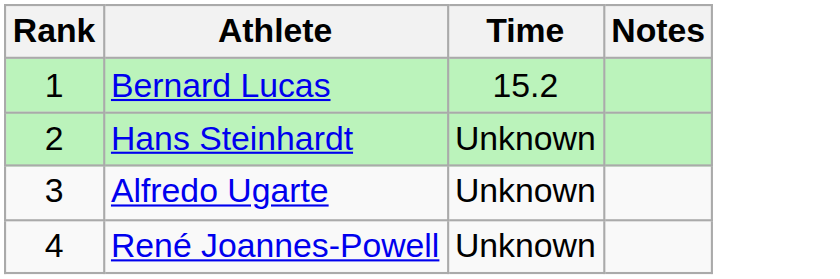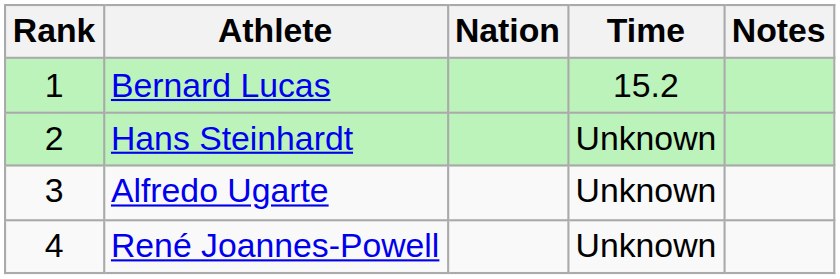+ column: (507, 31)
